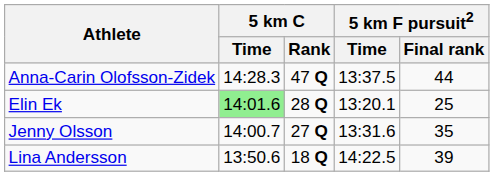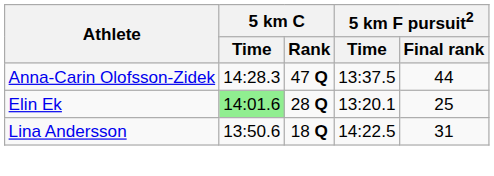- row: (60, 131)
(444, 158) 39 -> (444, 131) 31
